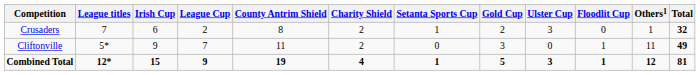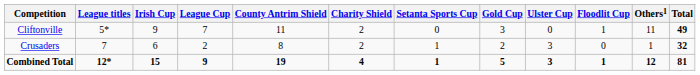rows swapped: (40, 46) <-> (40, 30)
